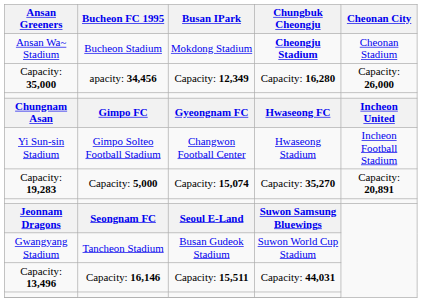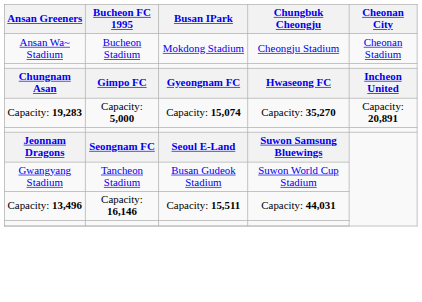(298, 48) bold -> (299, 48) normal
- row: (41, 78)
- row: (41, 148)
